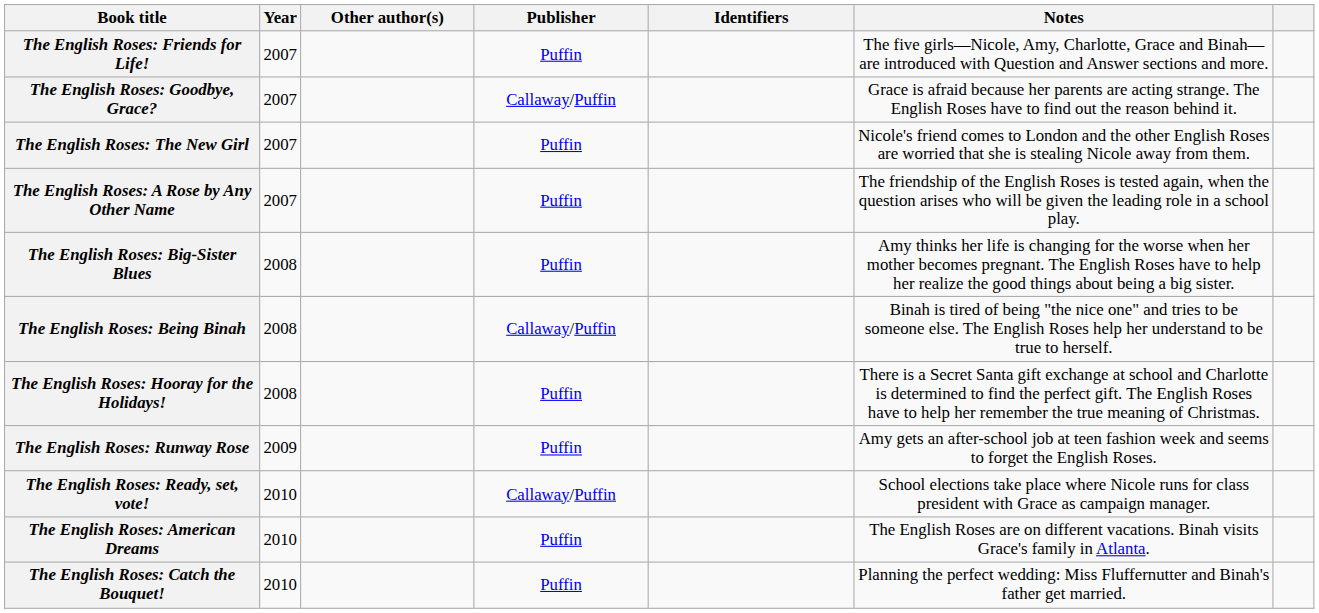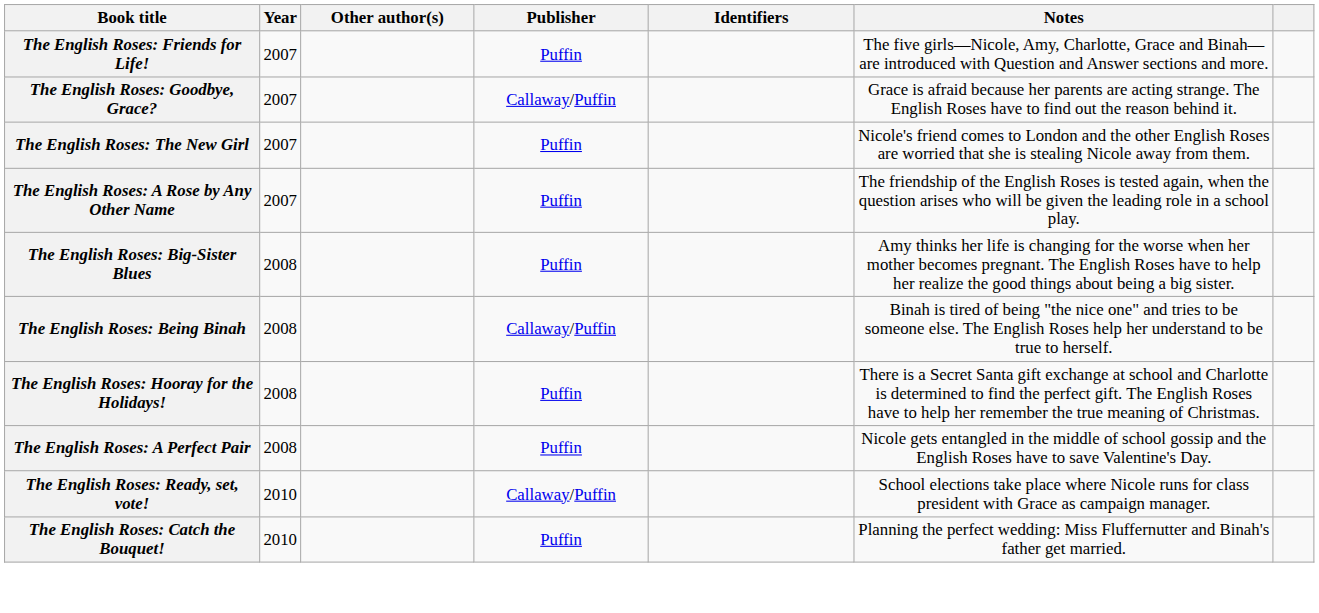+ row: (132, 448)
- row: (132, 448)
- row: (132, 539)
